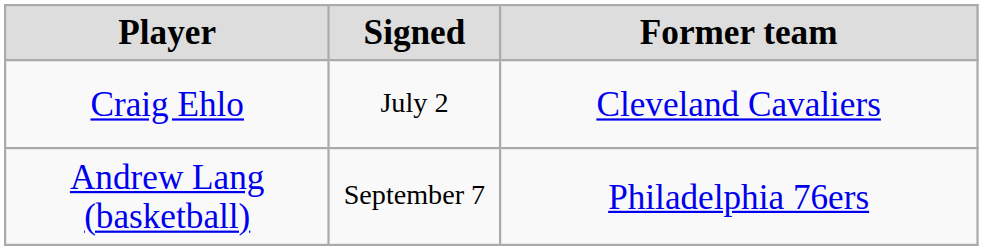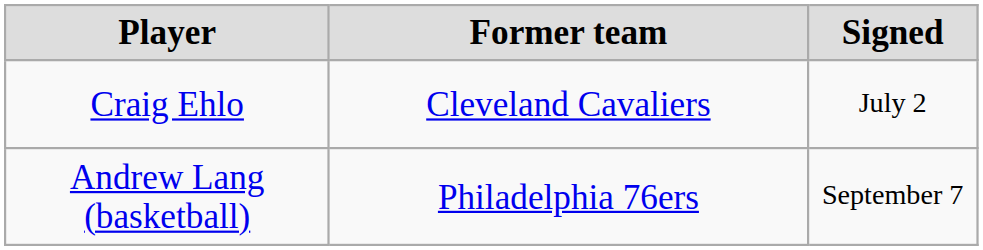columns swapped: (414, 32) <-> (739, 32)
